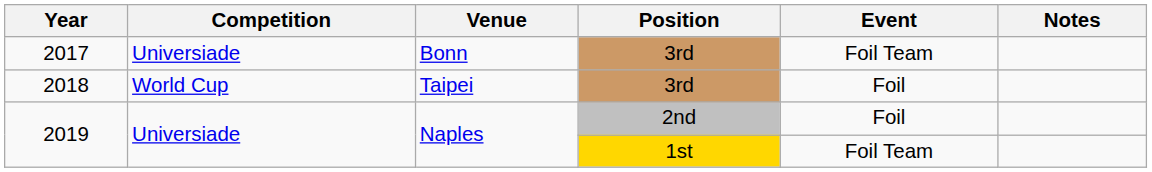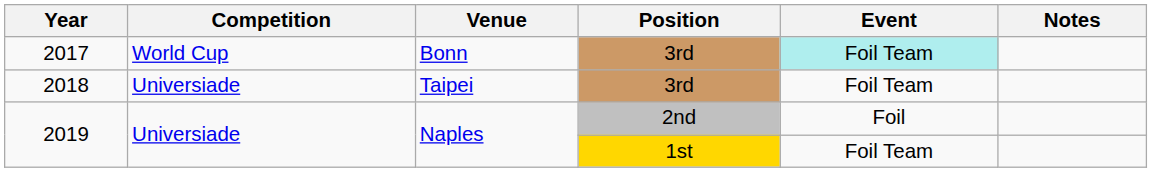(186, 53) Universiade -> (180, 53) World Cup
(889, 53) no background -> (889, 53) paleturquoise background
(180, 85) World Cup -> (186, 85) Universiade
(889, 85) Foil -> (889, 85) Foil Team
